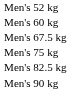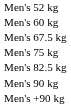+ row: (34, 98)
